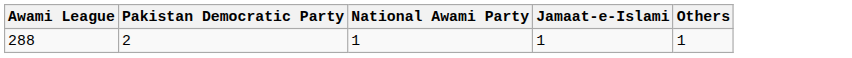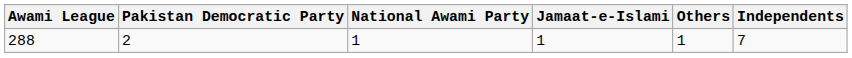+ column: (790, 17)
